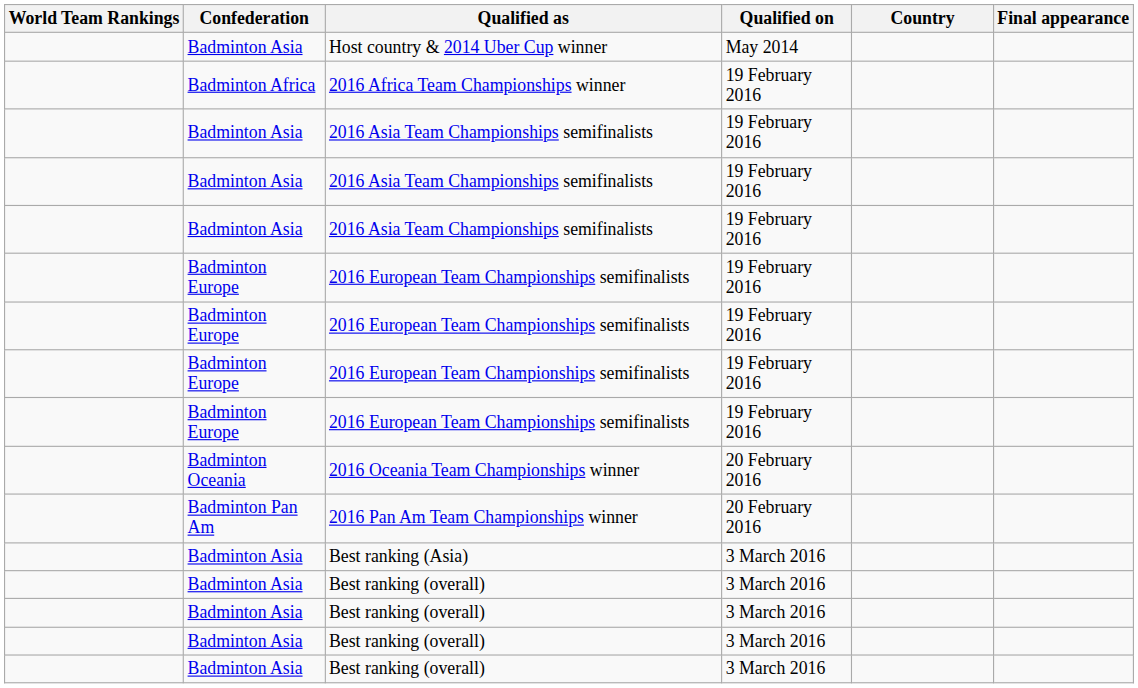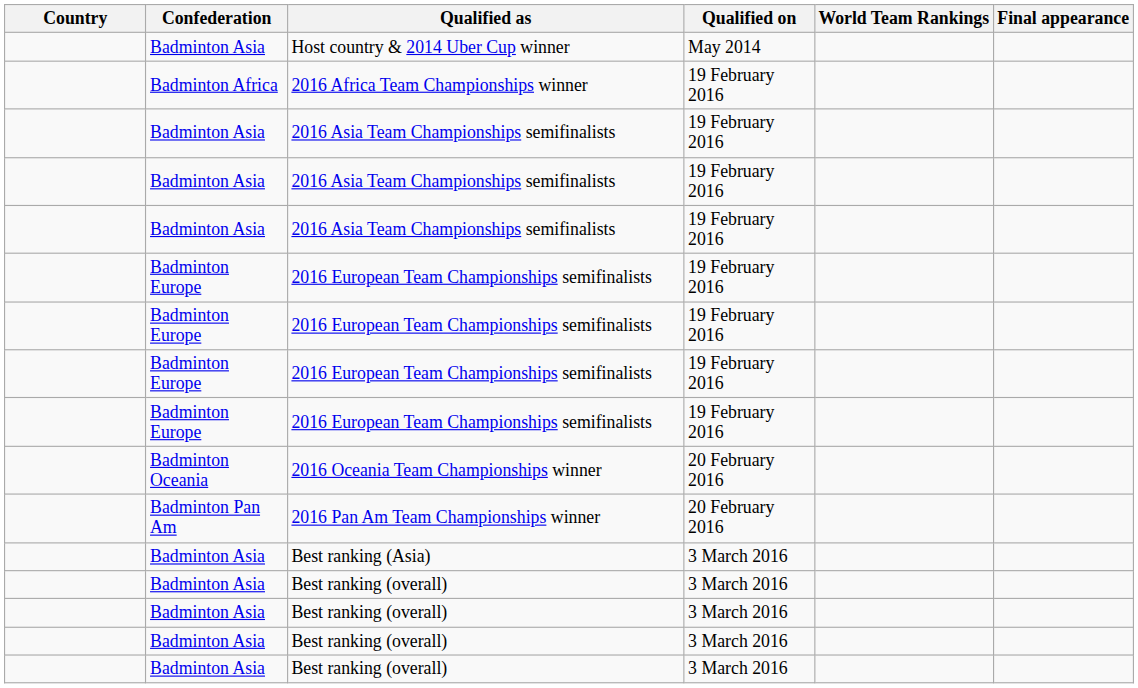columns swapped: (923, 18) <-> (94, 18)
